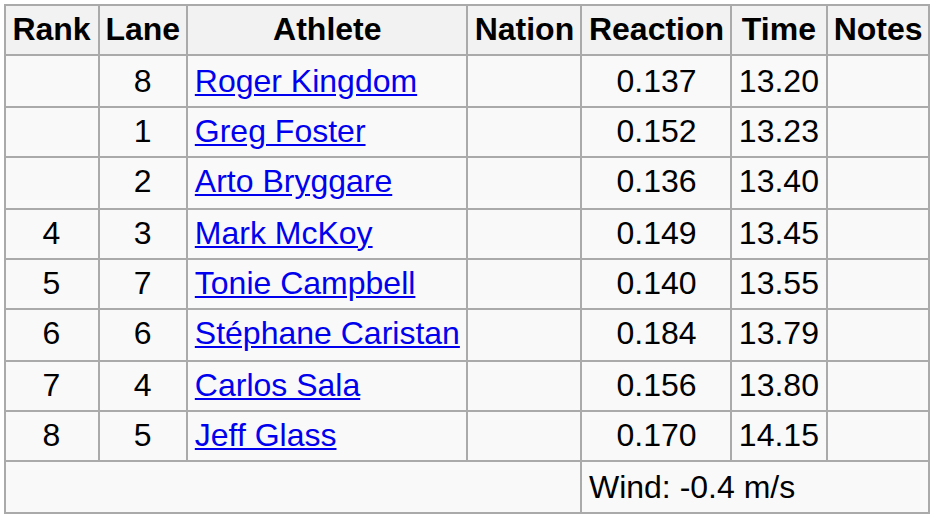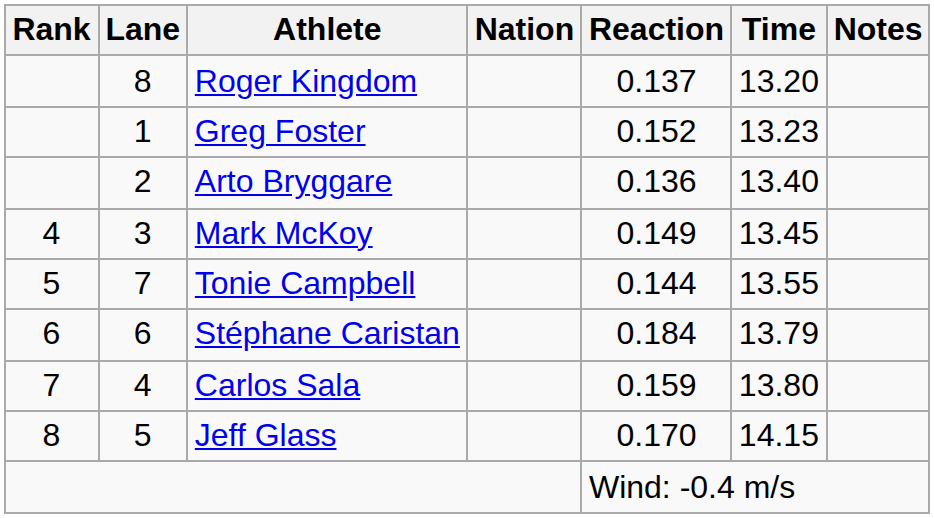(657, 283) 0.140 -> (657, 283) 0.144
(657, 385) 0.156 -> (657, 385) 0.159
